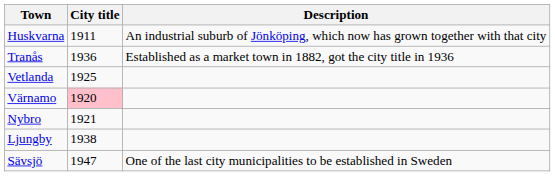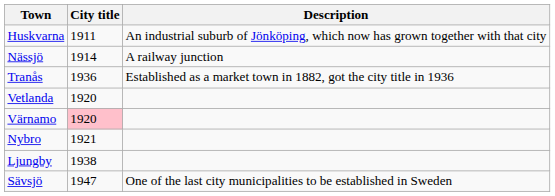+ row: (25, 56)
(83, 77) 1925 -> (83, 98) 1920
